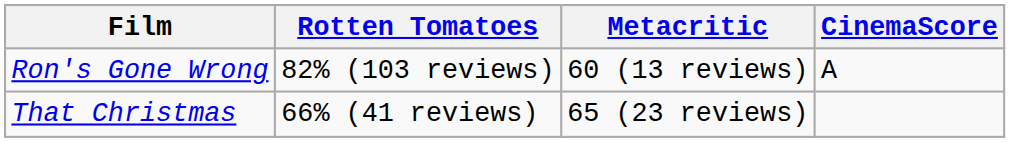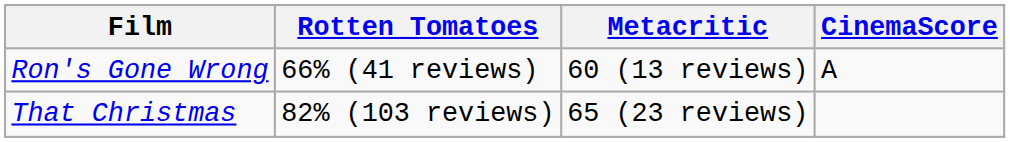(418, 70) 82% (103 reviews) -> (410, 70) 66% (41 reviews)
(410, 114) 66% (41 reviews) -> (418, 114) 82% (103 reviews)
